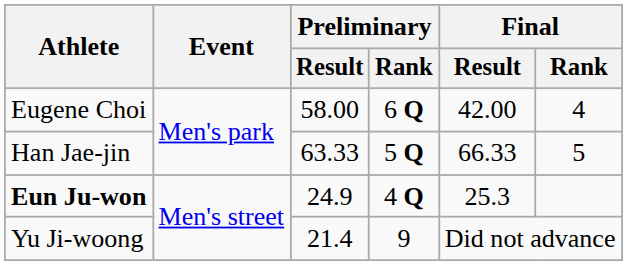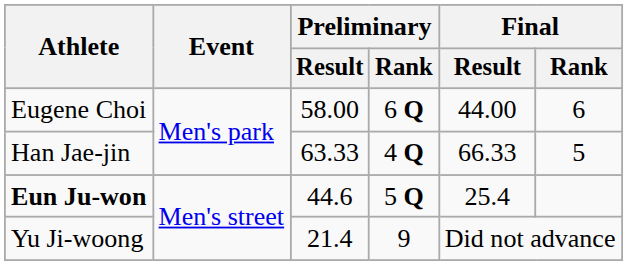(487, 110) 42.00 -> (487, 110) 44.00
(579, 110) 4 -> (579, 110) 6
(404, 153) 5 Q -> (404, 153) 4 Q
(330, 196) 24.9 -> (330, 196) 44.6
(404, 196) 4 Q -> (404, 196) 5 Q
(487, 196) 25.3 -> (487, 196) 25.4
